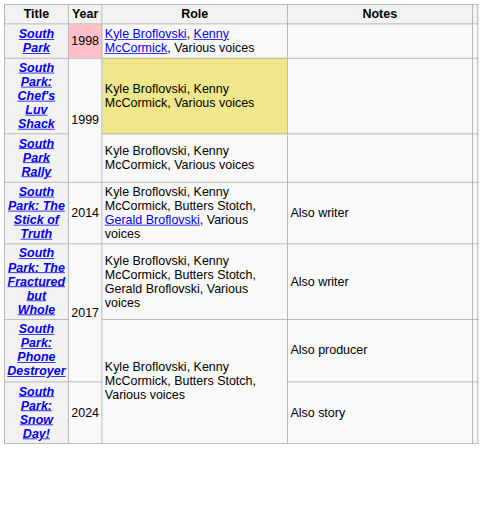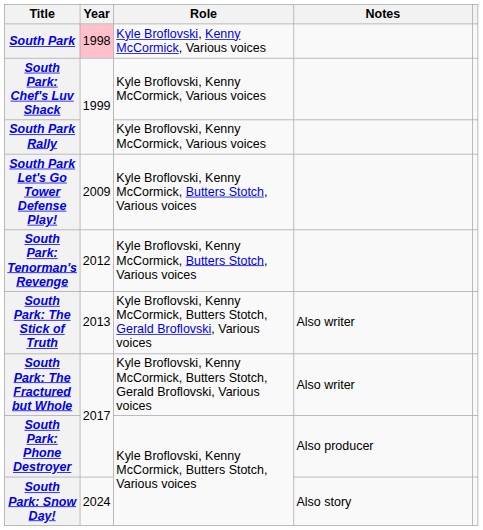(180, 96) khaki background -> (191, 89) no background
+ row: (42, 191)
+ row: (42, 260)
(85, 212) 2014 -> (97, 322) 2013
